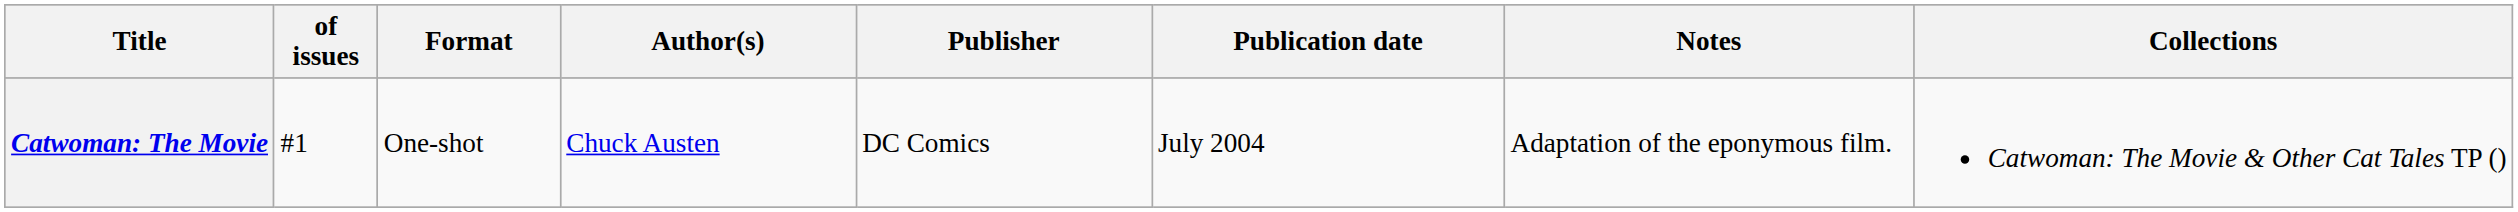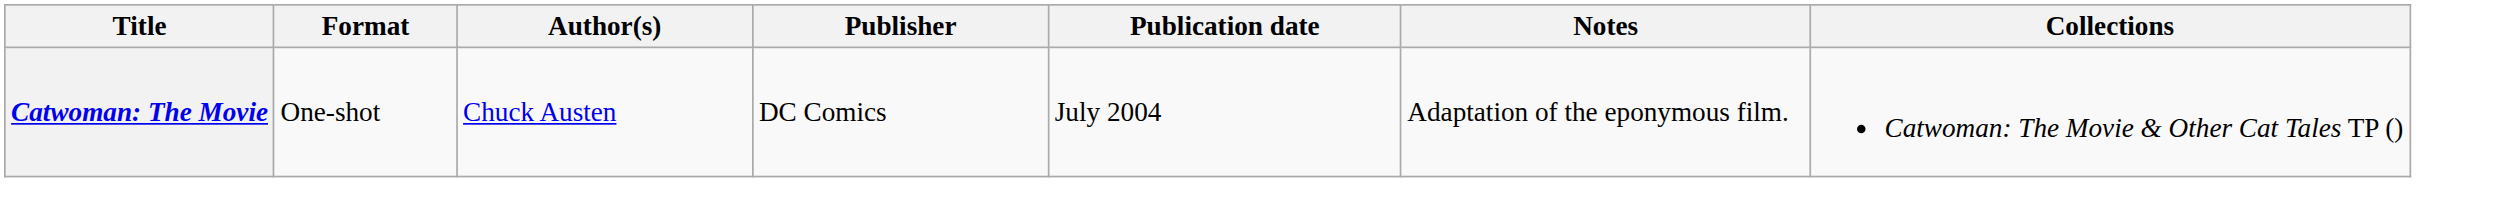- column: (326, 41)
